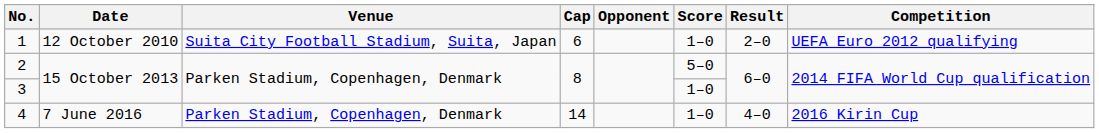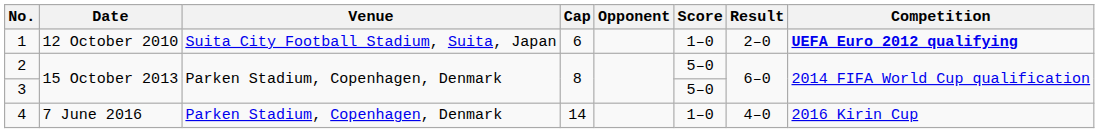(905, 41) normal -> (905, 41) bold
(700, 91) 1–0 -> (700, 91) 5–0
